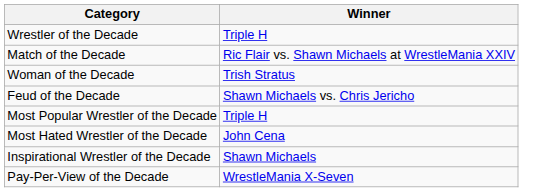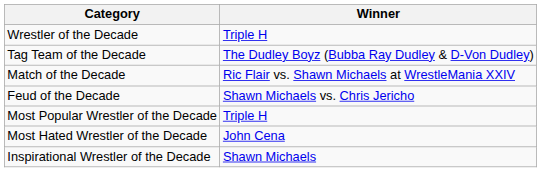+ row: (77, 55)
- row: (71, 75)
- row: (88, 177)
